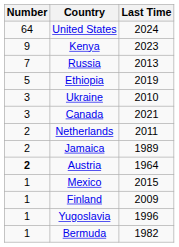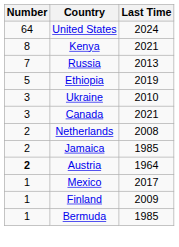(27, 47) 9 -> (27, 47) 8
(146, 47) 2023 -> (146, 47) 2021
(146, 132) 2011 -> (146, 132) 2008
(146, 149) 1989 -> (146, 149) 1985
(146, 183) 2015 -> (146, 183) 2017
- row: (84, 217)
(146, 234) 1982 -> (146, 217) 1985
